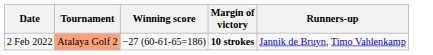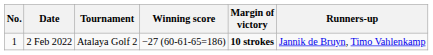+ column: (14, 19)
(87, 41) lightsalmon background -> (107, 41) no background
